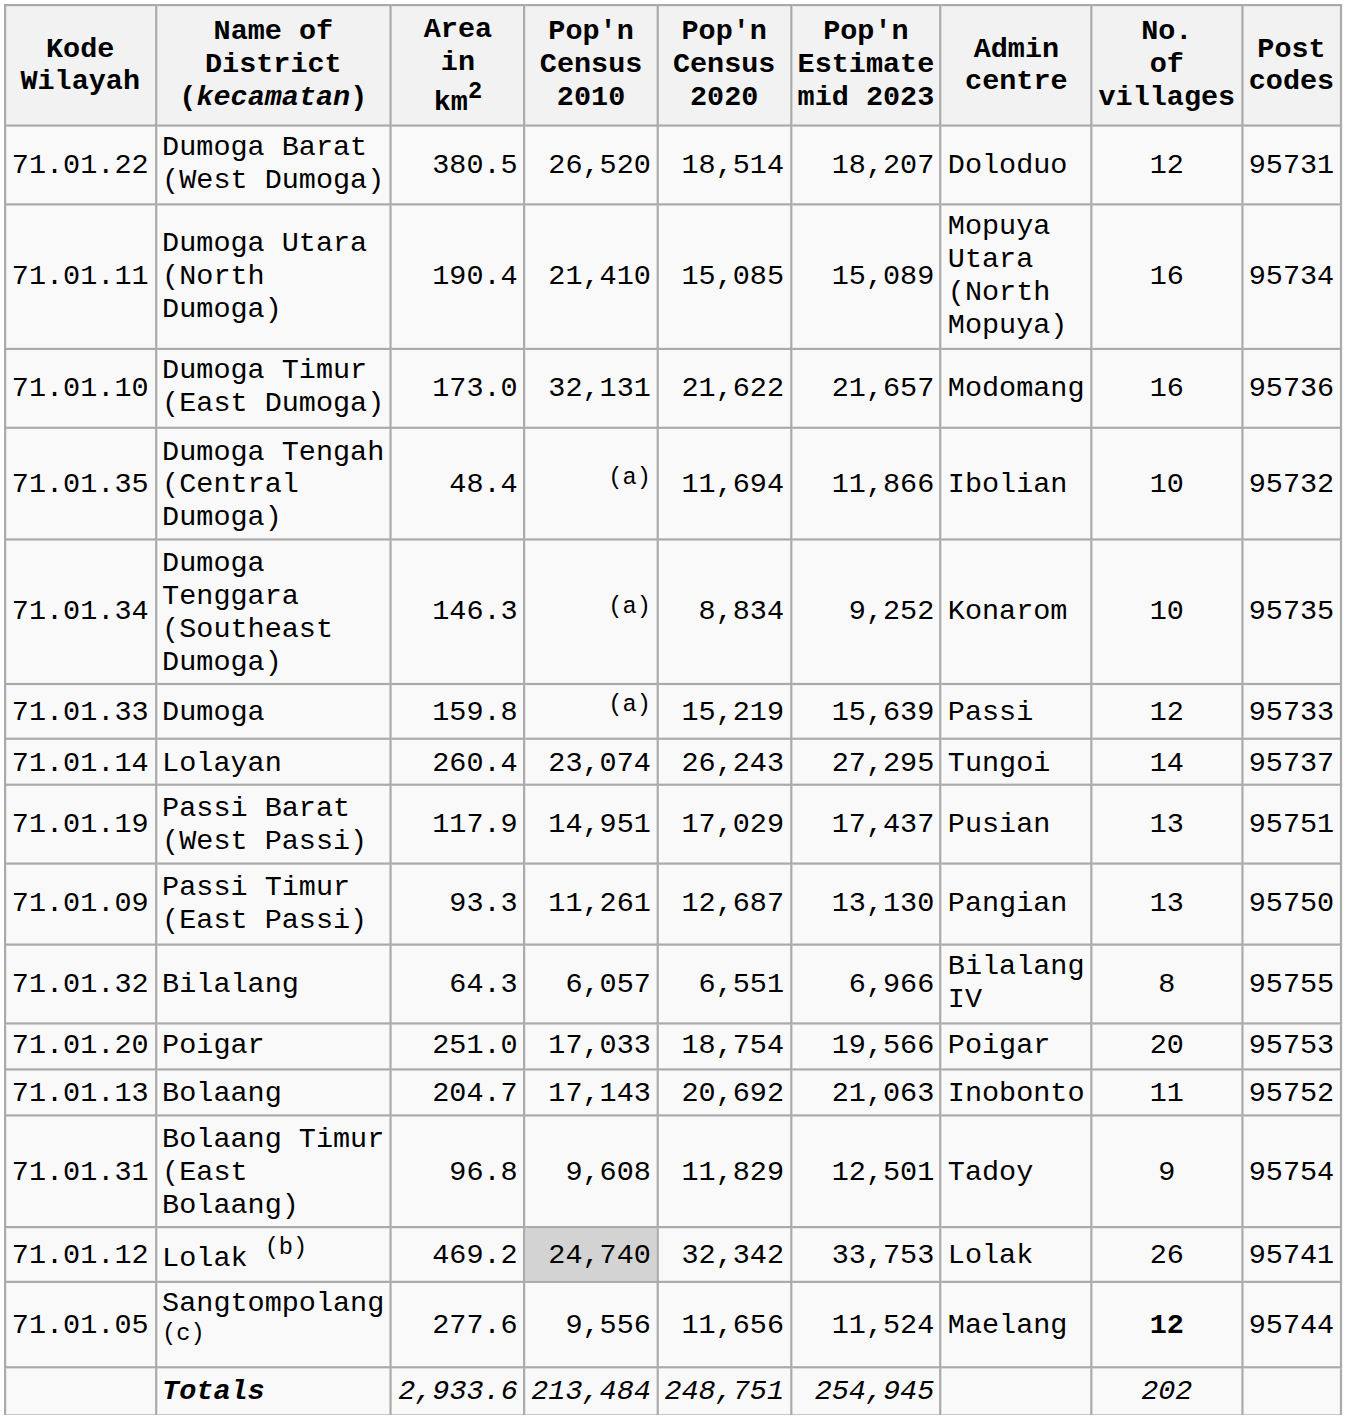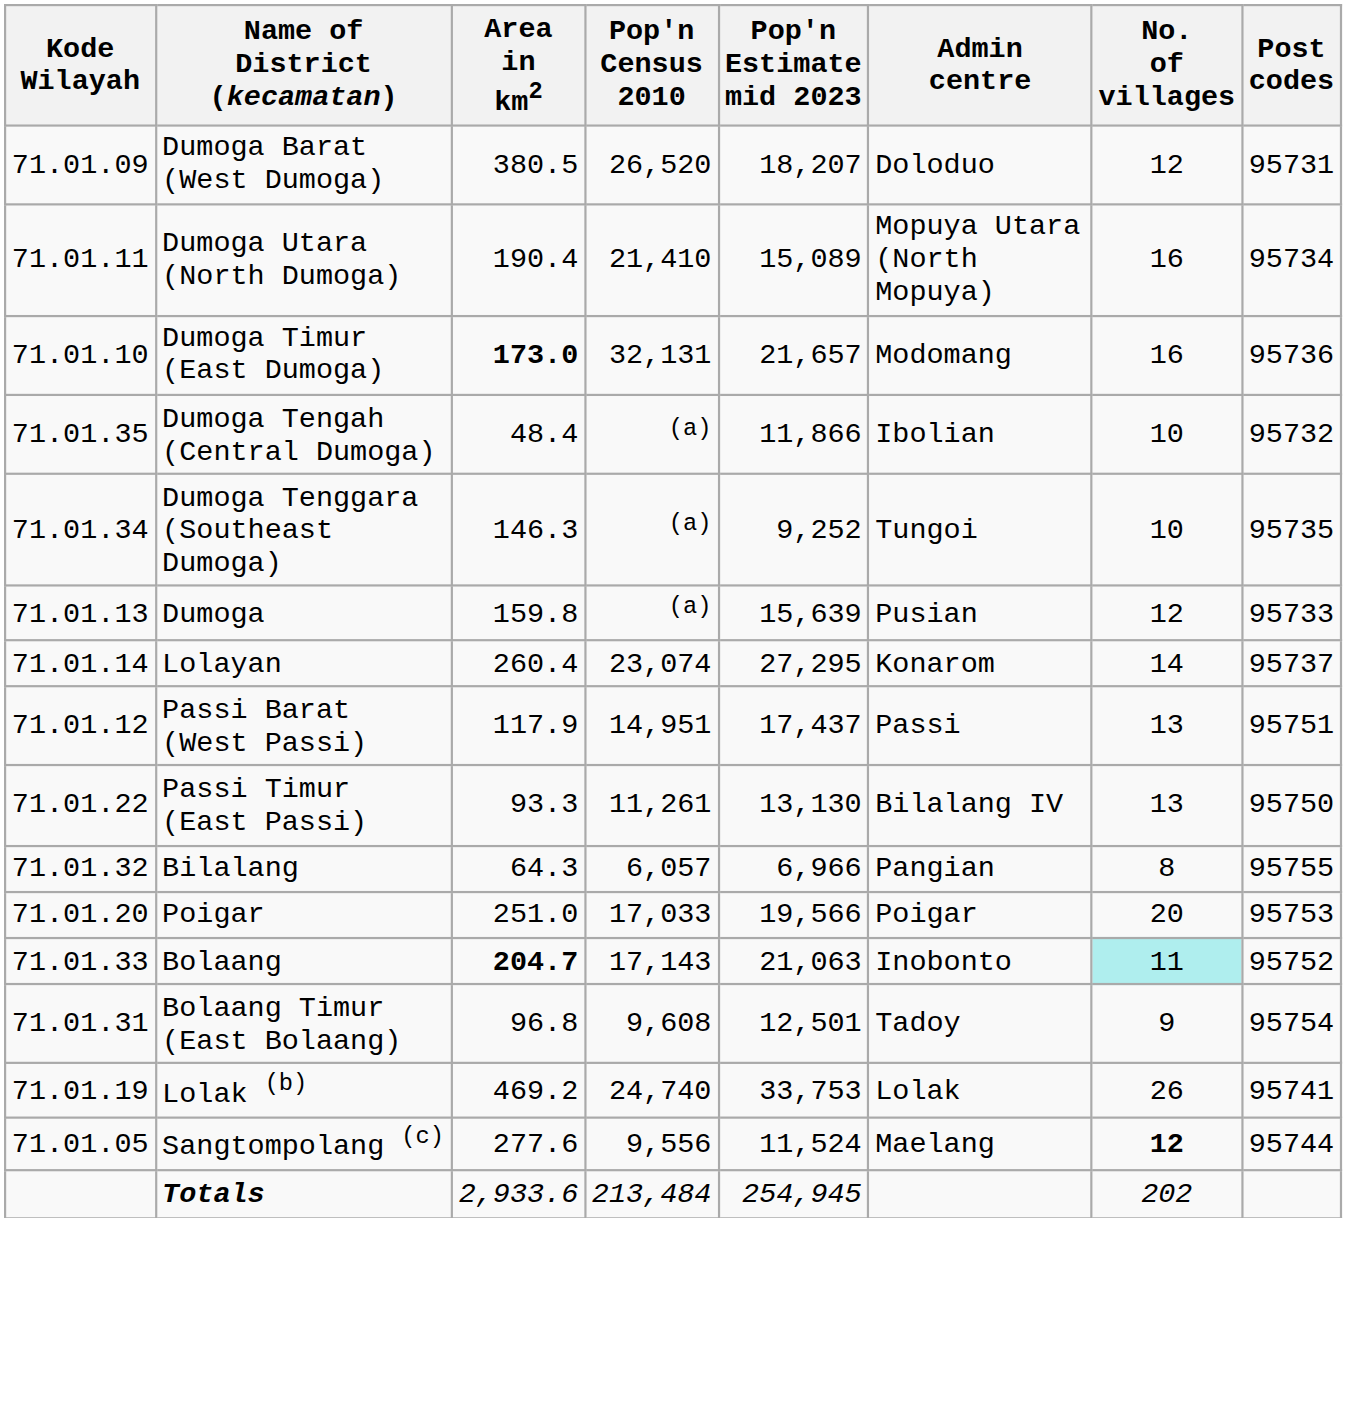- column: (724, 65)
(80, 164) 71.01.22 -> (80, 164) 71.01.09
(475, 388) normal -> (536, 355) bold
(1008, 613) Konarom -> (926, 530) Tungoi
(80, 712) 71.01.33 -> (80, 613) 71.01.13
(991, 712) Passi -> (926, 613) Pusian
(999, 762) Tungoi -> (935, 663) Konarom
(80, 825) 71.01.19 -> (80, 726) 71.01.12
(999, 825) Pusian -> (918, 726) Passi
(80, 904) 71.01.09 -> (80, 805) 71.01.22
(1008, 904) Pangian -> (969, 805) Bilalang IV
(1016, 983) Bilalang IV -> (935, 868) Pangian
(80, 1092) 71.01.13 -> (80, 961) 71.01.33
(475, 1092) normal -> (536, 961) bold
(1167, 1092) no background -> (1167, 961) paleturquoise background
(80, 1255) 71.01.12 -> (80, 1090) 71.01.19
(600, 1255) lightgrey background -> (660, 1090) no background
